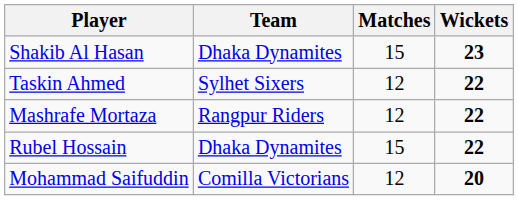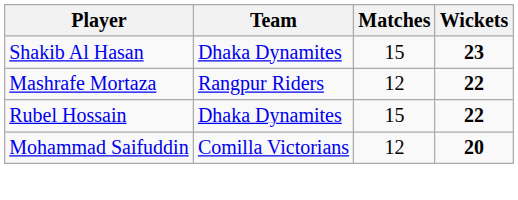- row: (67, 83)
